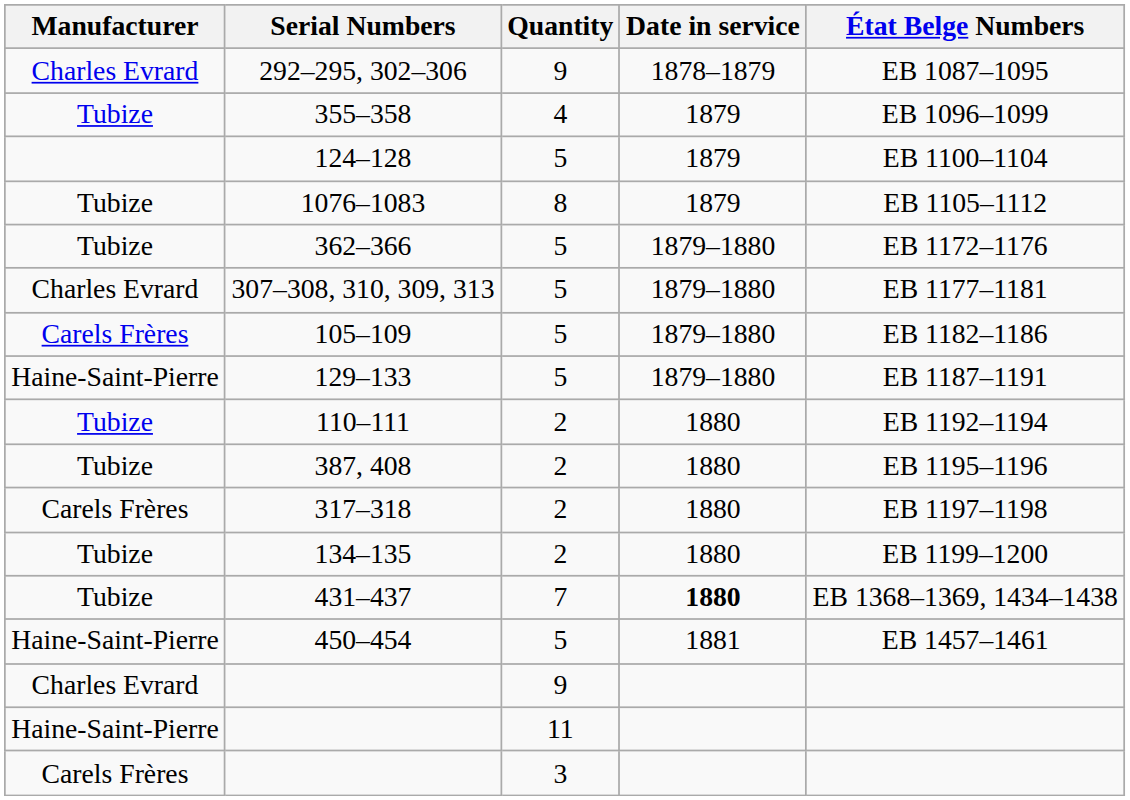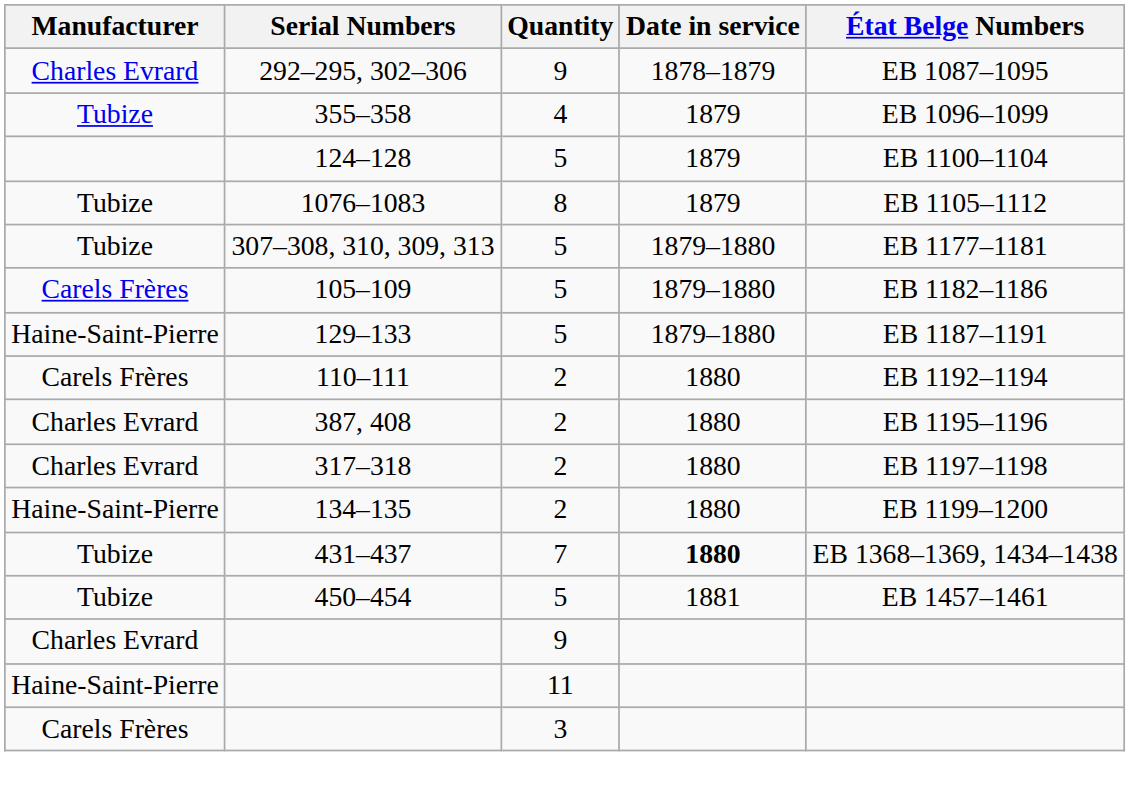- row: (363, 245)
(115, 289) Charles Evrard -> (115, 245) Tubize
(115, 421) Tubize -> (115, 377) Carels Frères
(115, 465) Tubize -> (115, 421) Charles Evrard
(115, 509) Carels Frères -> (115, 465) Charles Evrard
(115, 553) Tubize -> (115, 509) Haine-Saint-Pierre
(115, 641) Haine-Saint-Pierre -> (115, 597) Tubize
